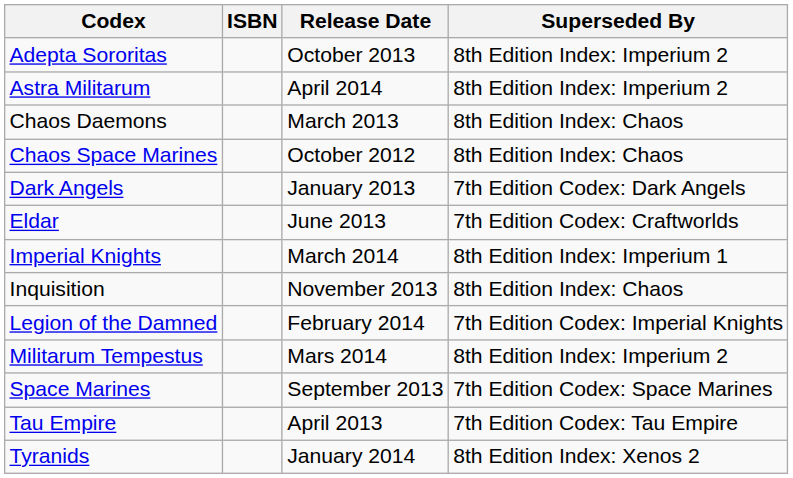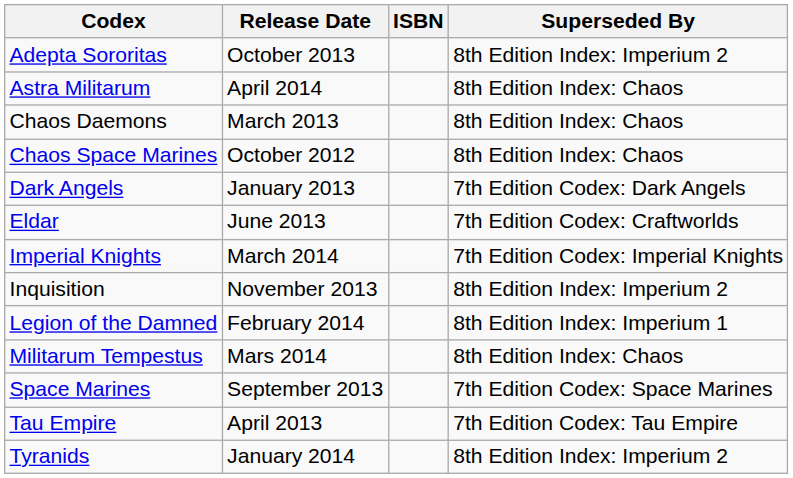columns swapped: (252, 21) <-> (365, 21)
(591, 88) 8th Edition Index: Imperium 2 -> (568, 88) 8th Edition Index: Chaos
(591, 255) 8th Edition Index: Imperium 1 -> (618, 255) 7th Edition Codex: Imperial Knights
(568, 289) 8th Edition Index: Chaos -> (591, 289) 8th Edition Index: Imperium 2
(618, 322) 7th Edition Codex: Imperial Knights -> (591, 322) 8th Edition Index: Imperium 1
(591, 356) 8th Edition Index: Imperium 2 -> (568, 356) 8th Edition Index: Chaos
(576, 456) 8th Edition Index: Xenos 2 -> (591, 456) 8th Edition Index: Imperium 2
